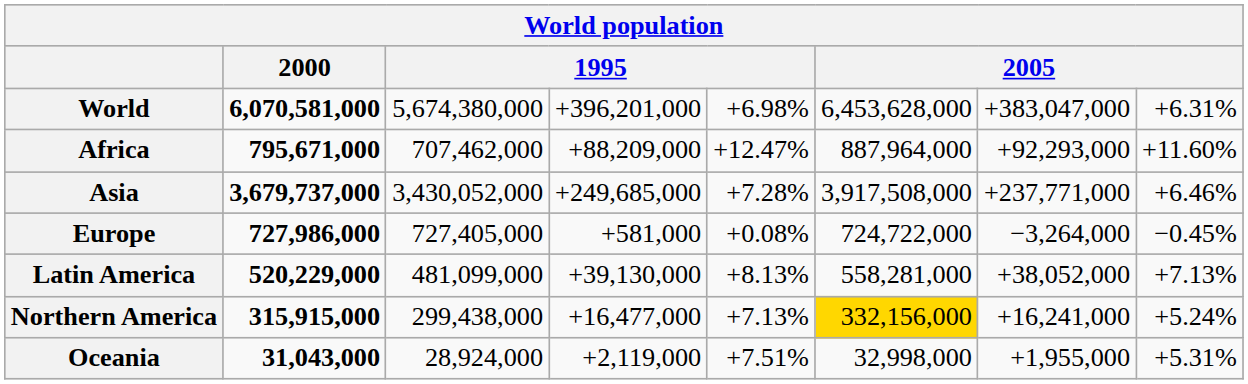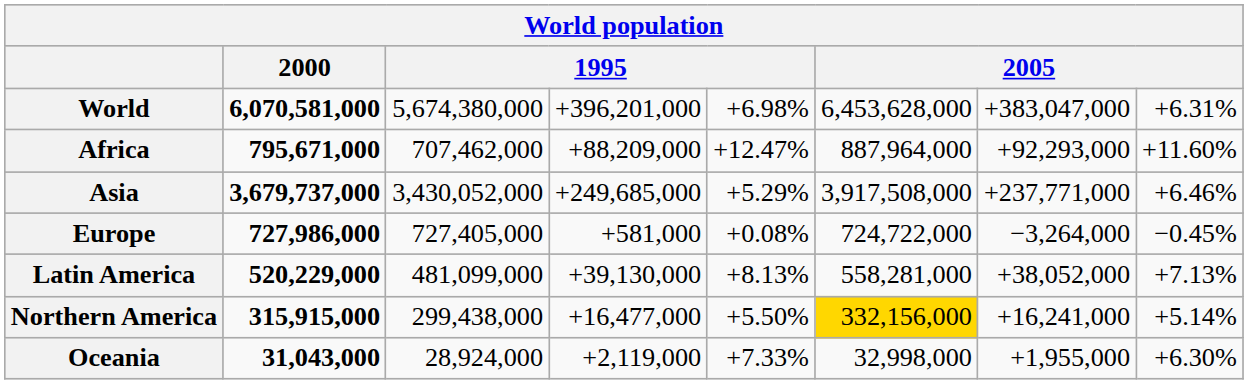(768, 191) +7.28% -> (768, 191) +5.29%
(768, 316) +7.13% -> (768, 316) +5.50%
(1196, 316) +5.24% -> (1196, 316) +5.14%
(768, 358) +7.51% -> (768, 358) +7.33%
(1196, 358) +5.31% -> (1196, 358) +6.30%
